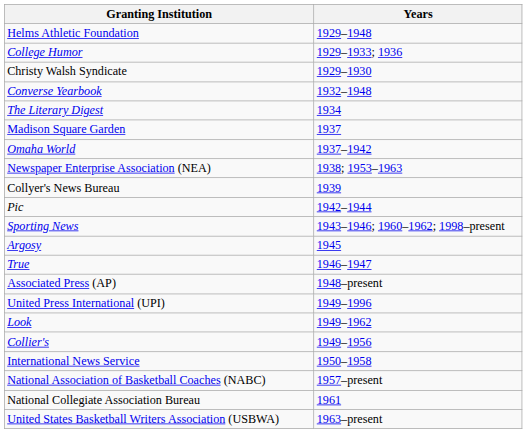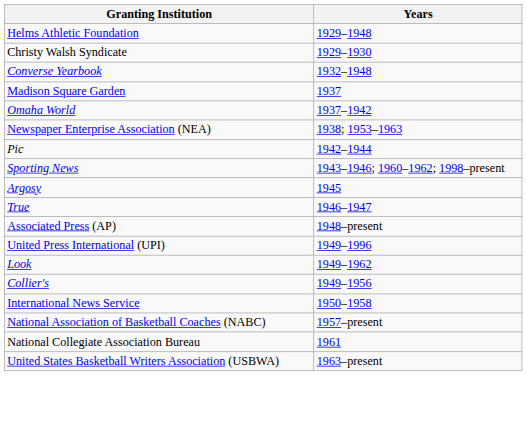- row: (45, 52)
- row: (55, 110)
- row: (63, 187)
